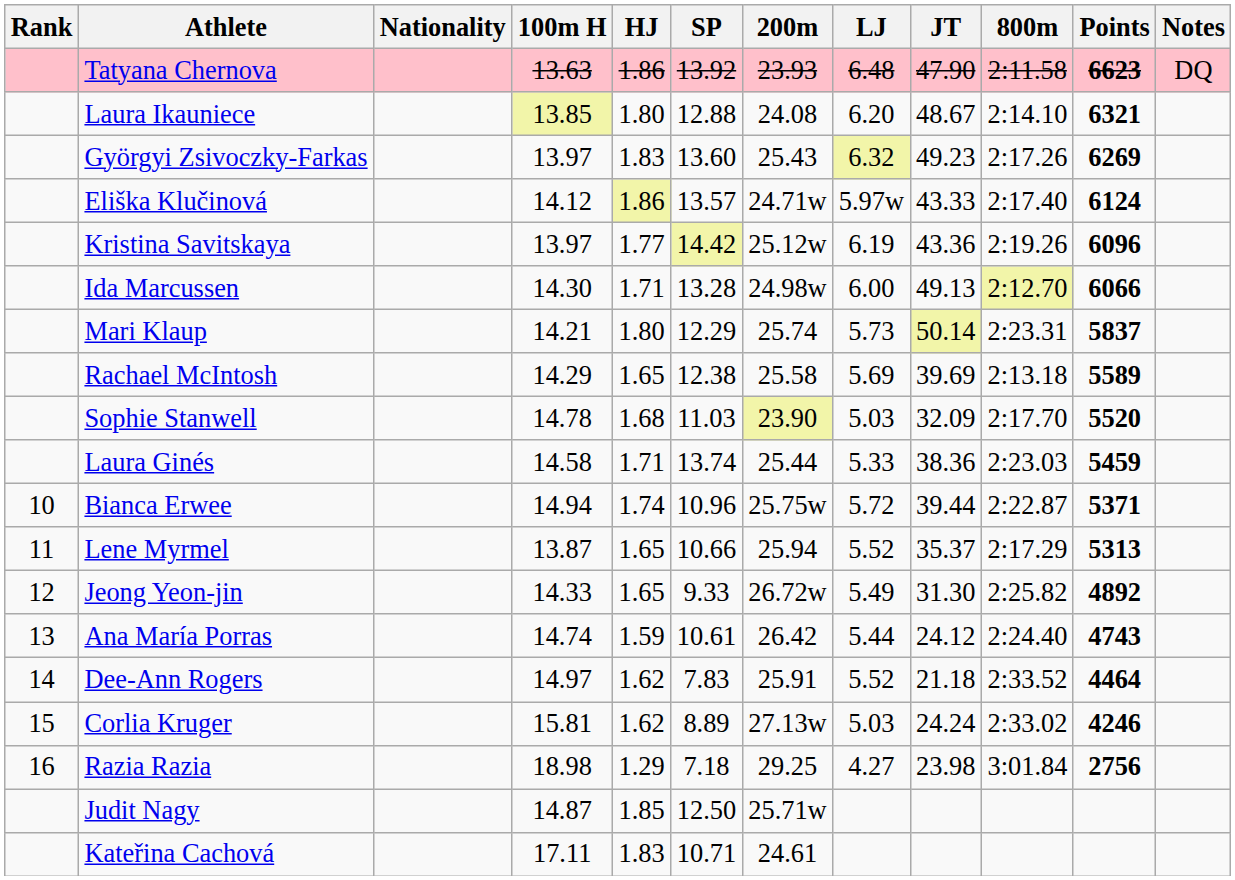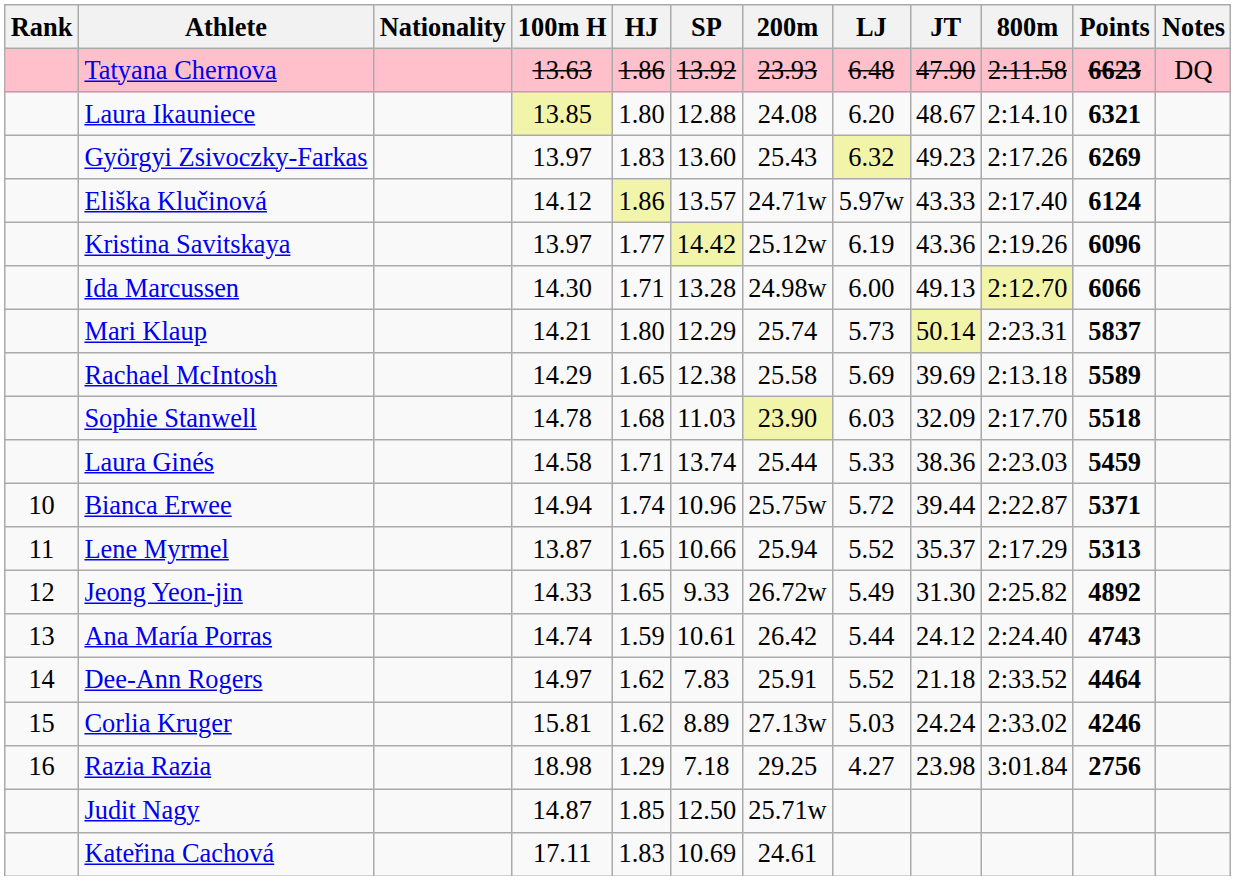(871, 417) 5.03 -> (871, 417) 6.03
(1115, 417) 5520 -> (1115, 417) 5518
(706, 853) 10.71 -> (706, 853) 10.69
